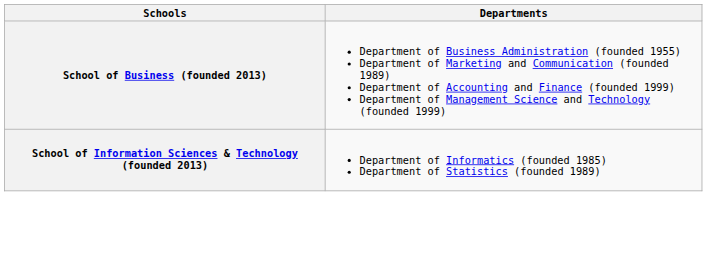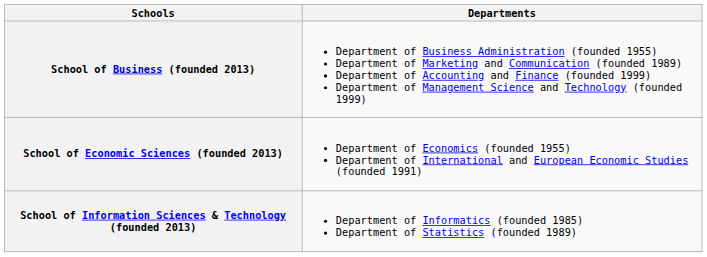+ row: (153, 154)
